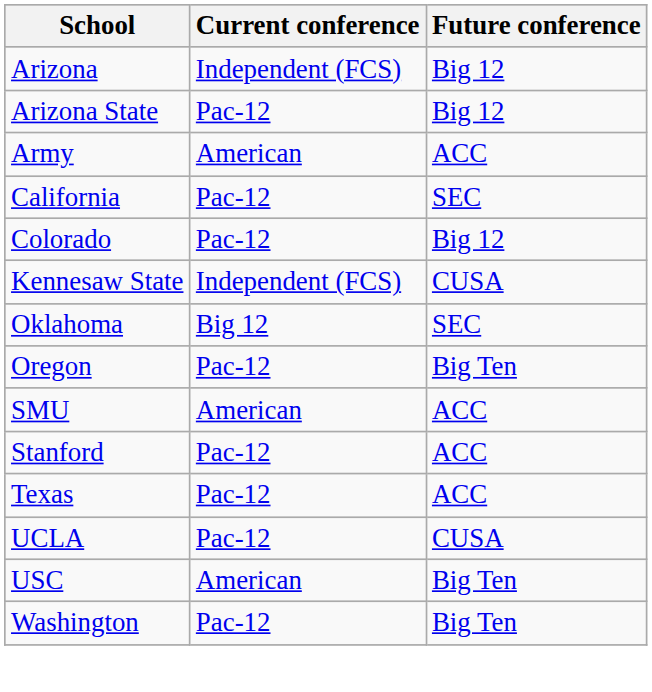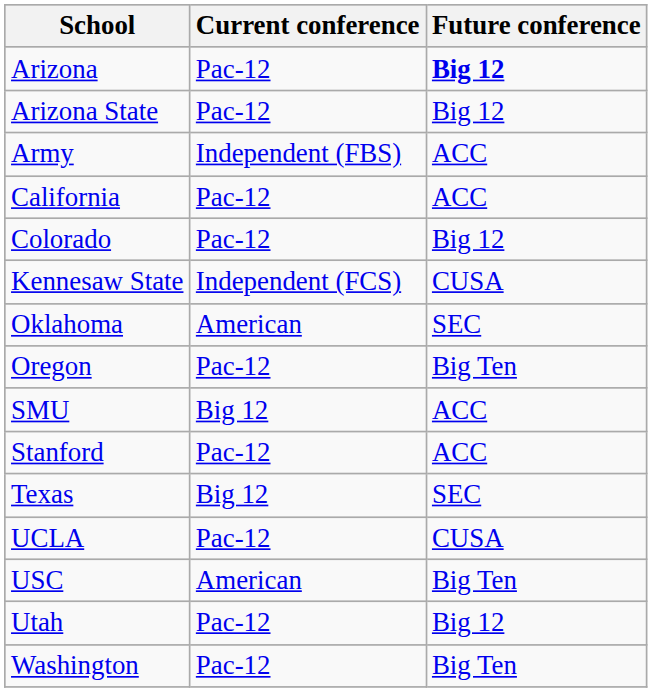(299, 68) Independent (FCS) -> (233, 68) Pac-12
(468, 68) normal -> (468, 68) bold
(249, 153) American -> (299, 153) Independent (FBS)
(457, 196) SEC -> (460, 196) ACC
(232, 324) Big 12 -> (249, 324) American
(249, 409) American -> (232, 409) Big 12
(233, 494) Pac-12 -> (232, 494) Big 12
(460, 494) ACC -> (457, 494) SEC
+ row: (37, 622)
